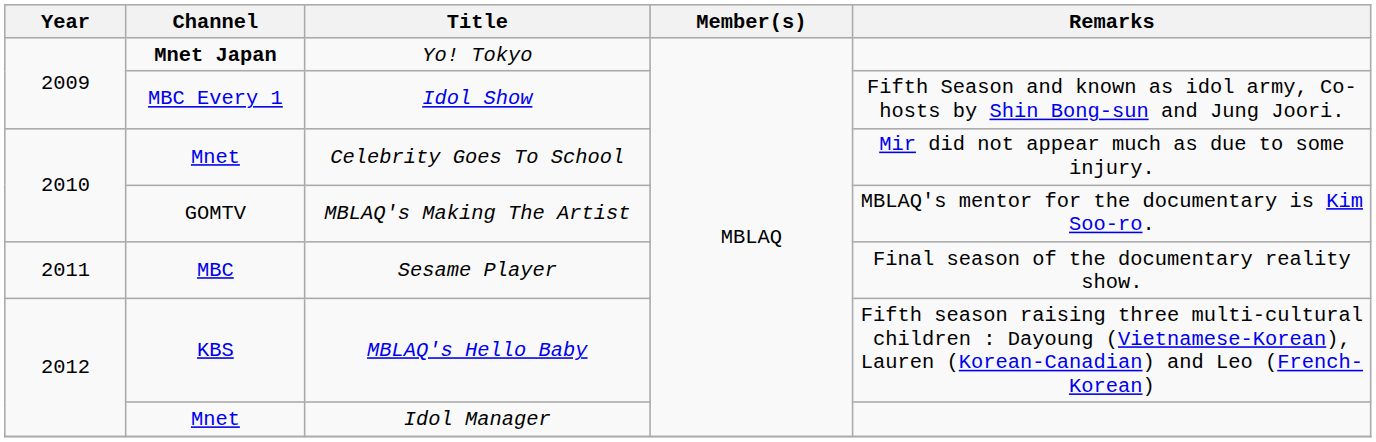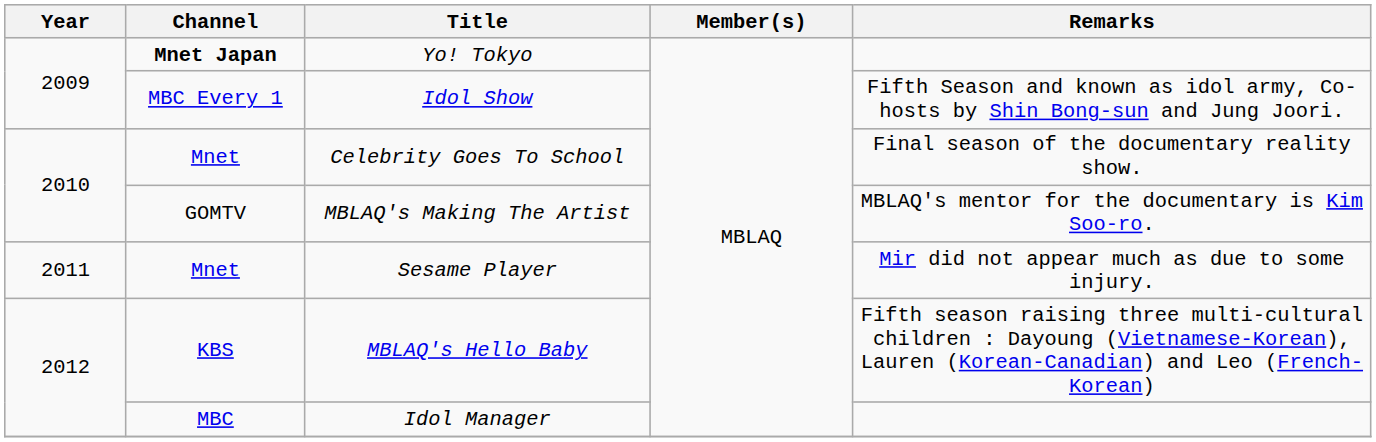(1112, 157) Mir did not appear much as due to some injury. -> (1112, 157) Final season of the documentary reality show.
(215, 270) MBC -> (215, 270) Mnet
(1112, 270) Final season of the documentary reality show. -> (1112, 270) Mir did not appear much as due to some injury.
(215, 419) Mnet -> (215, 419) MBC
